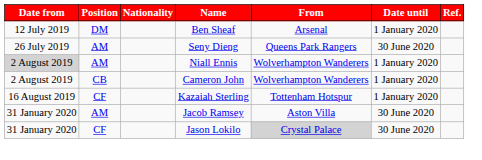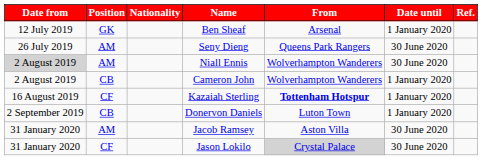(100, 29) DM -> (107, 29) GK
(406, 63) 1 January 2020 -> (419, 63) 30 June 2020
(311, 96) normal -> (325, 96) bold
+ row: (224, 113)
